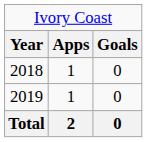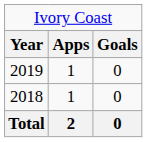rows swapped: (27, 70) <-> (27, 96)
